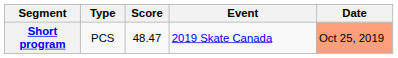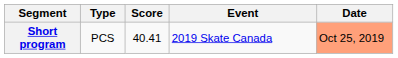(147, 37) 48.47 -> (147, 37) 40.41
